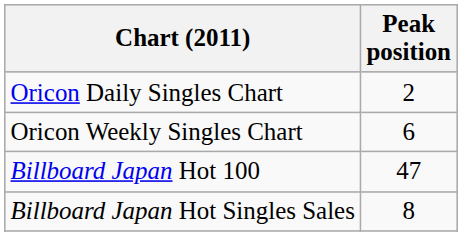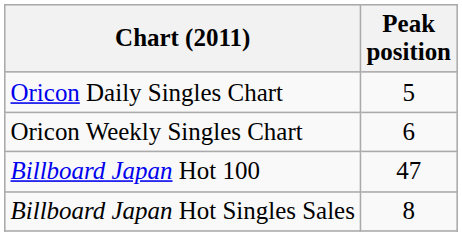(409, 91) 2 -> (409, 91) 5
